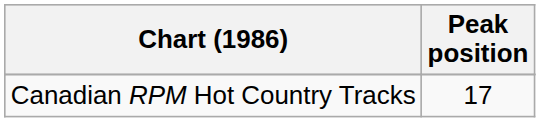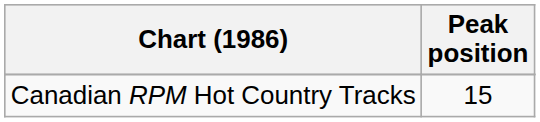(478, 95) 17 -> (478, 95) 15
